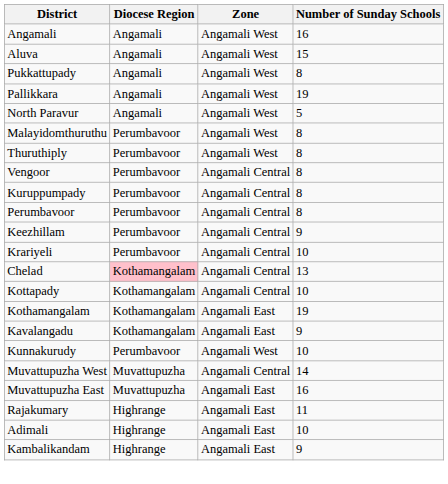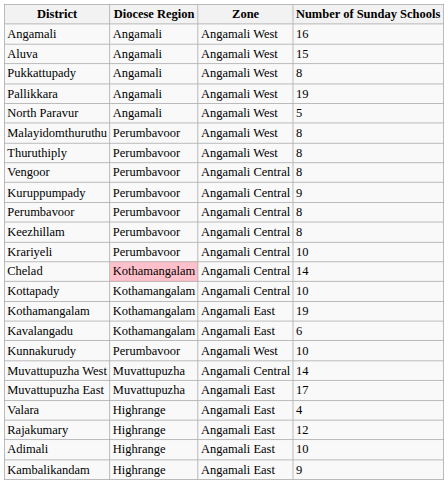(299, 192) 8 -> (299, 192) 9
(299, 232) 9 -> (299, 232) 8
(302, 271) 13 -> (302, 271) 14
(299, 331) 9 -> (299, 331) 6
(302, 390) 16 -> (302, 390) 17
+ row: (23, 410)
(302, 410) 11 -> (302, 430) 12
